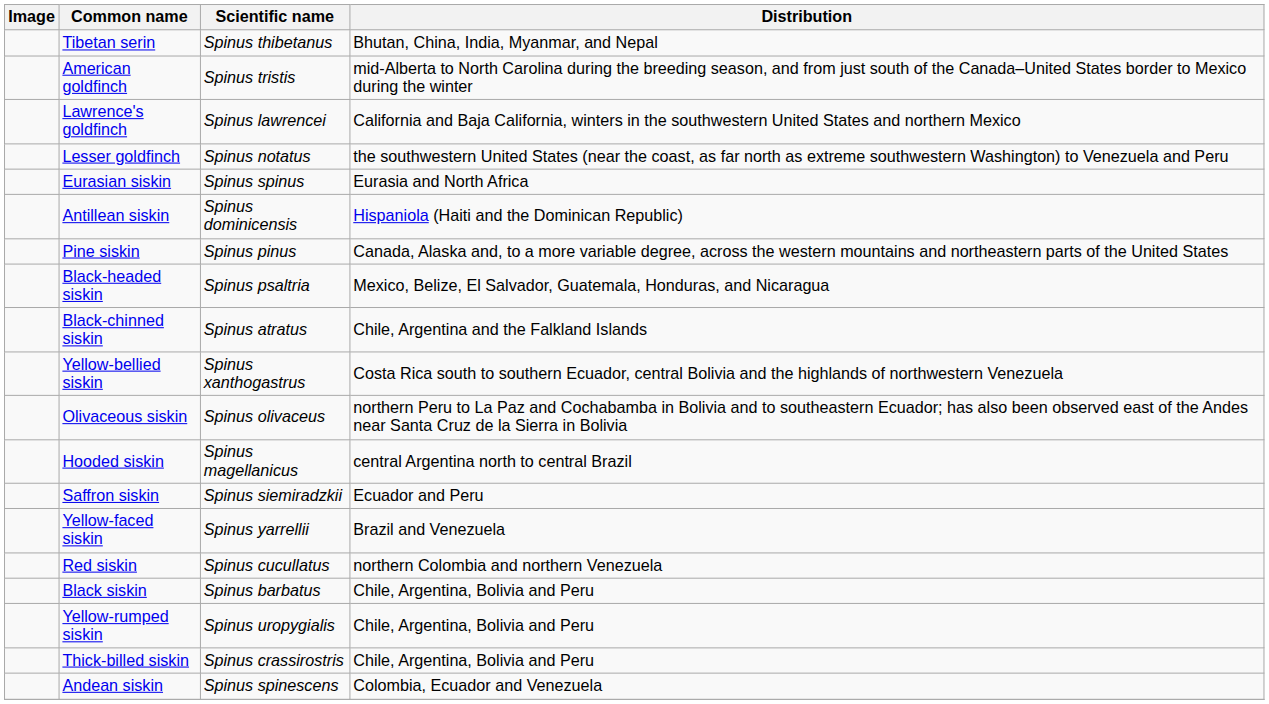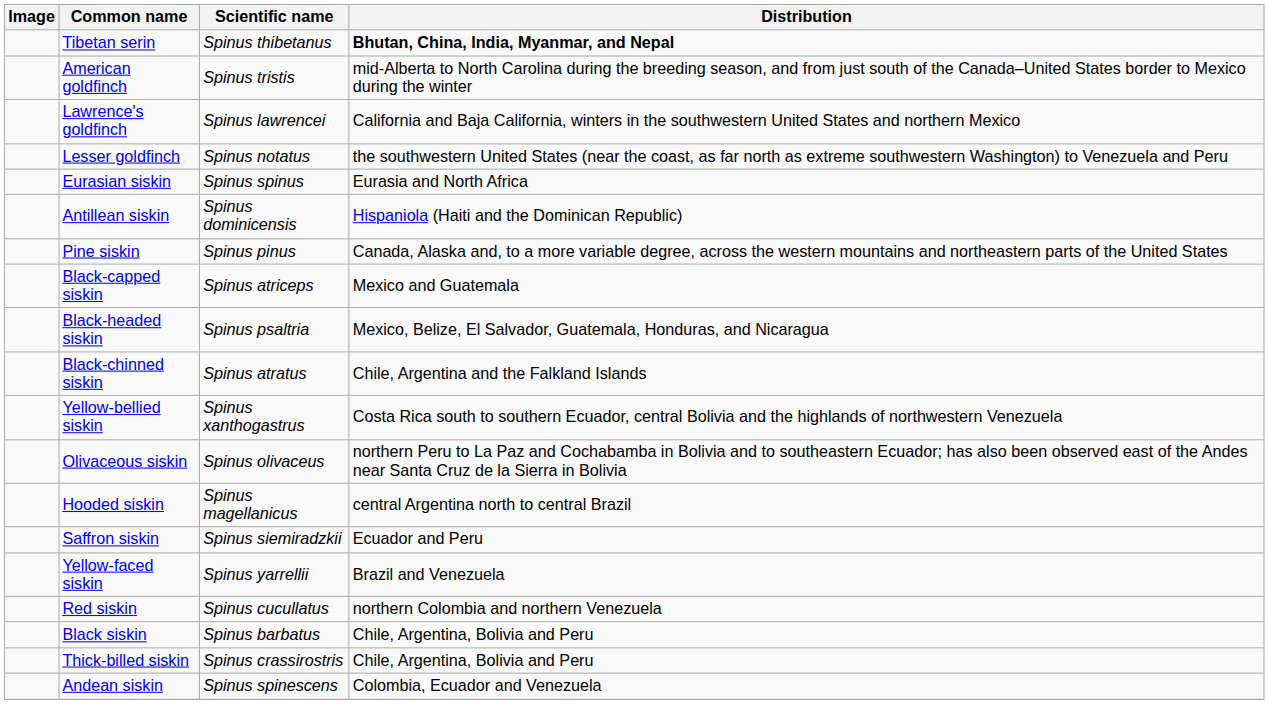(506, 42) normal -> (513, 42) bold
+ row: (111, 285)
- row: (116, 625)
